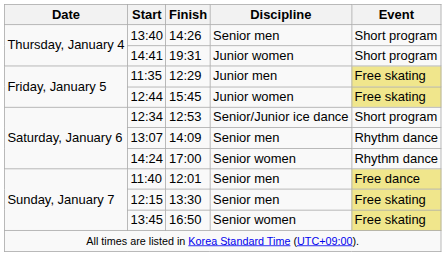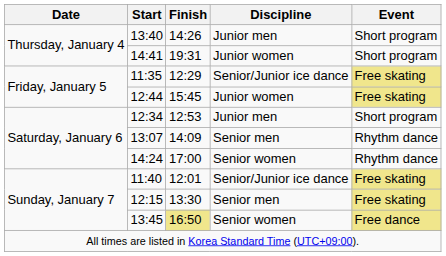(246, 35) Senior men -> (245, 35) Junior men
(245, 76) Junior men -> (281, 76) Senior/Junior ice dance
(281, 117) Senior/Junior ice dance -> (245, 117) Junior men
(246, 179) Senior men -> (281, 179) Senior/Junior ice dance
(387, 179) Free dance -> (390, 179) Free skating
(185, 220) no background -> (185, 220) khaki background
(390, 220) Free skating -> (387, 220) Free dance
